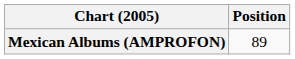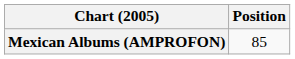(259, 41) 89 -> (259, 41) 85
